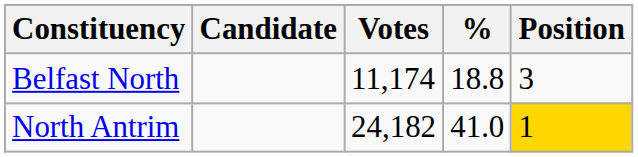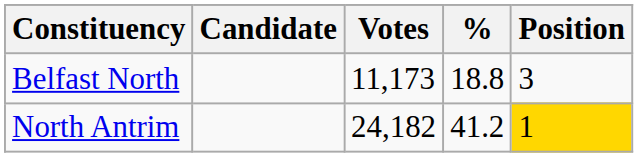(393, 77) 11,174 -> (393, 77) 11,173
(477, 126) 41.0 -> (477, 126) 41.2
